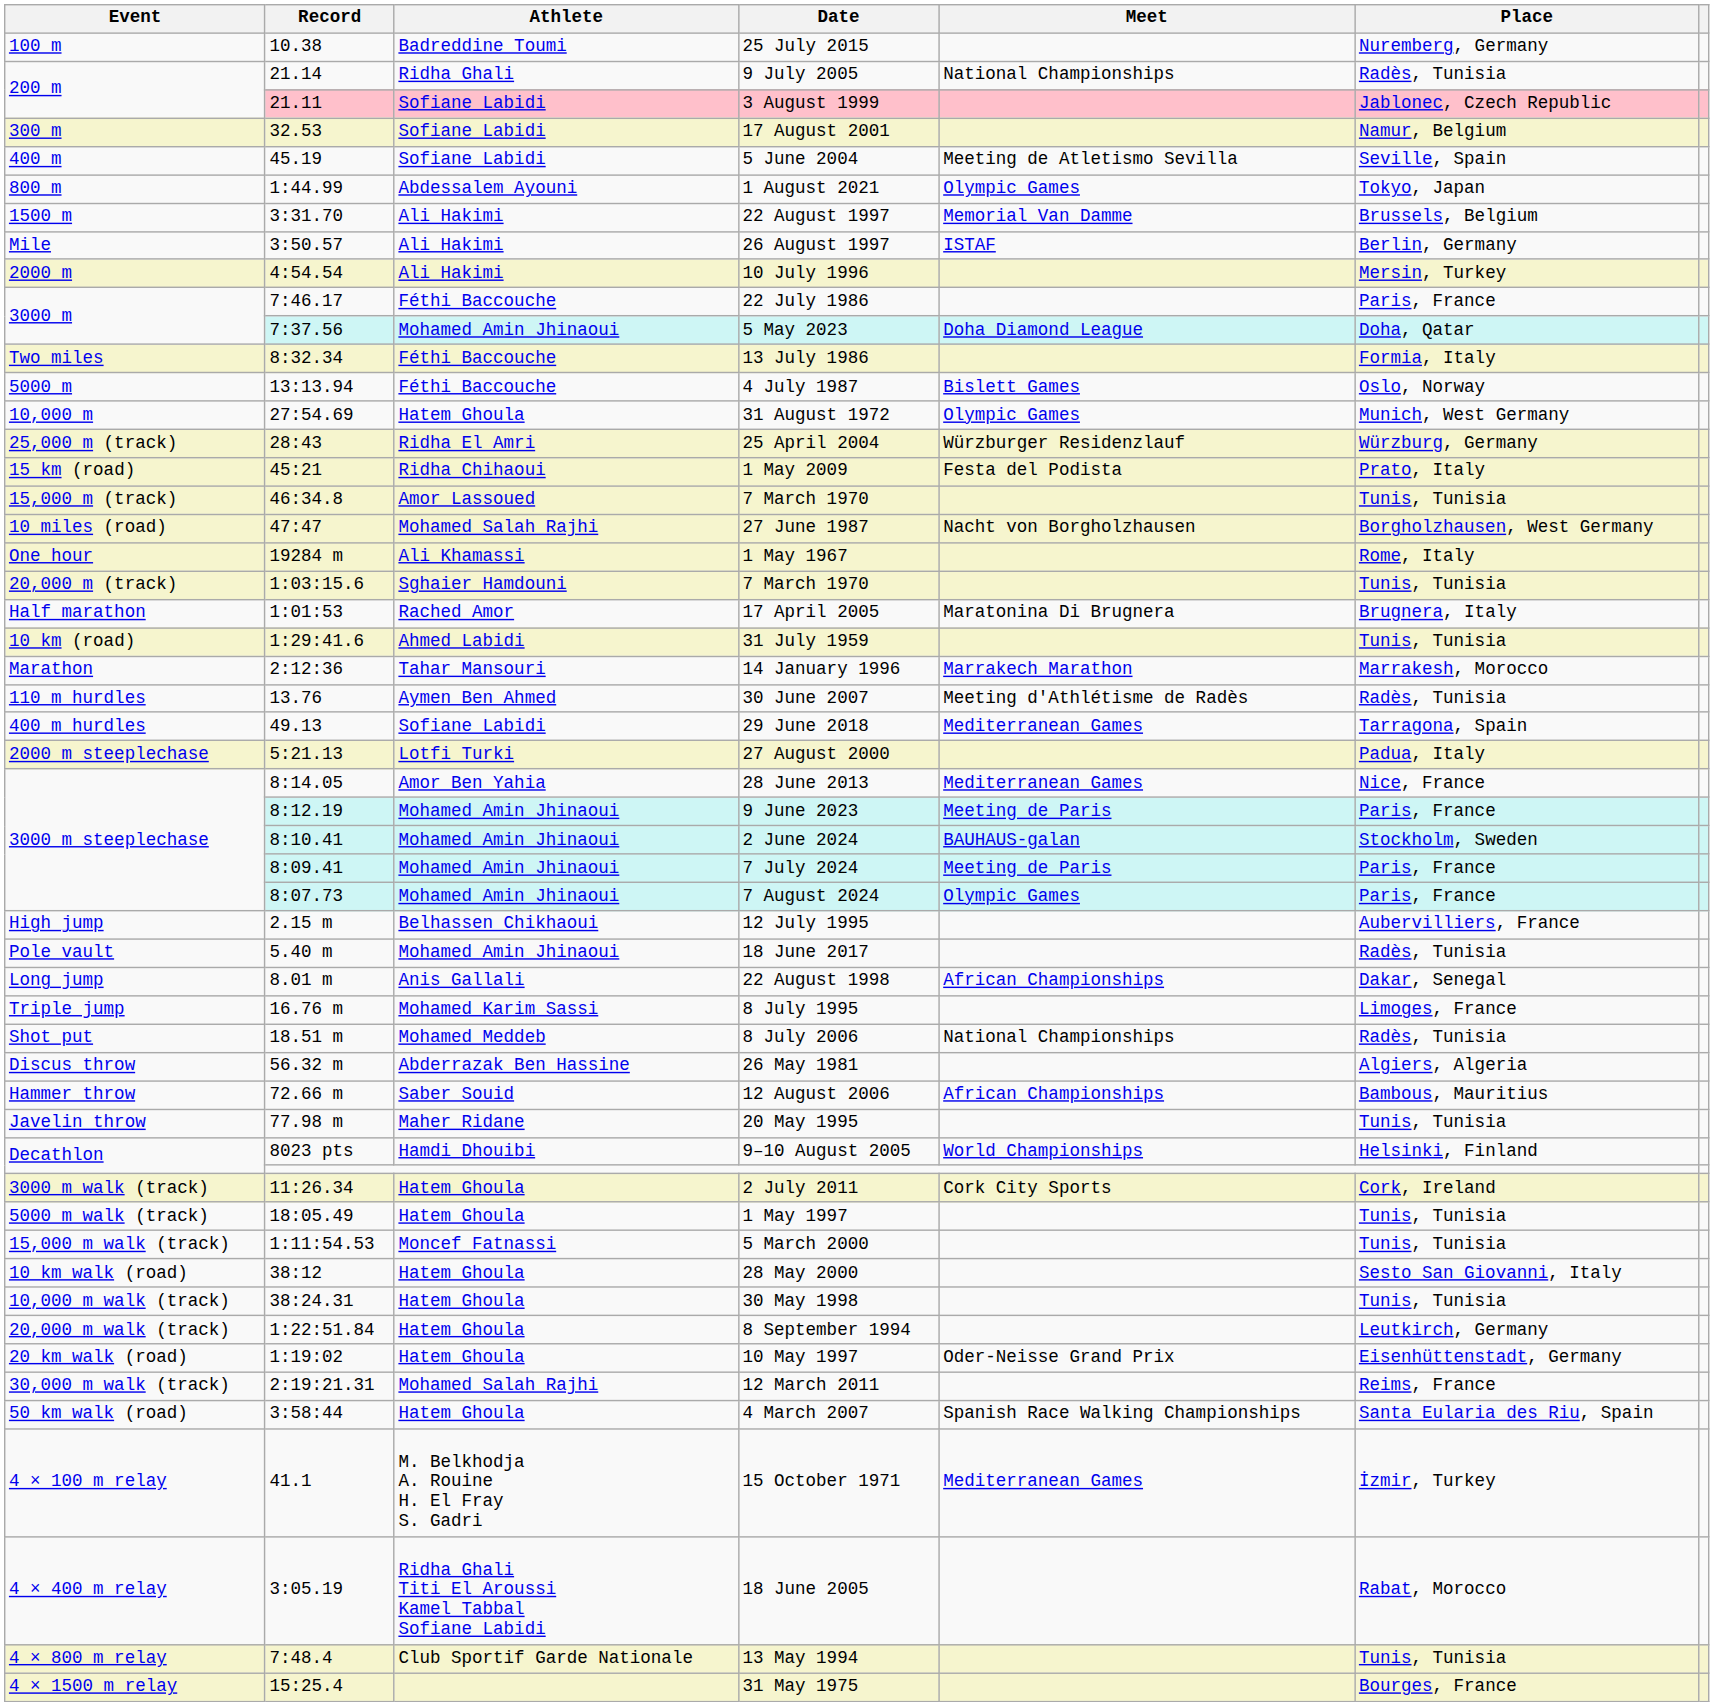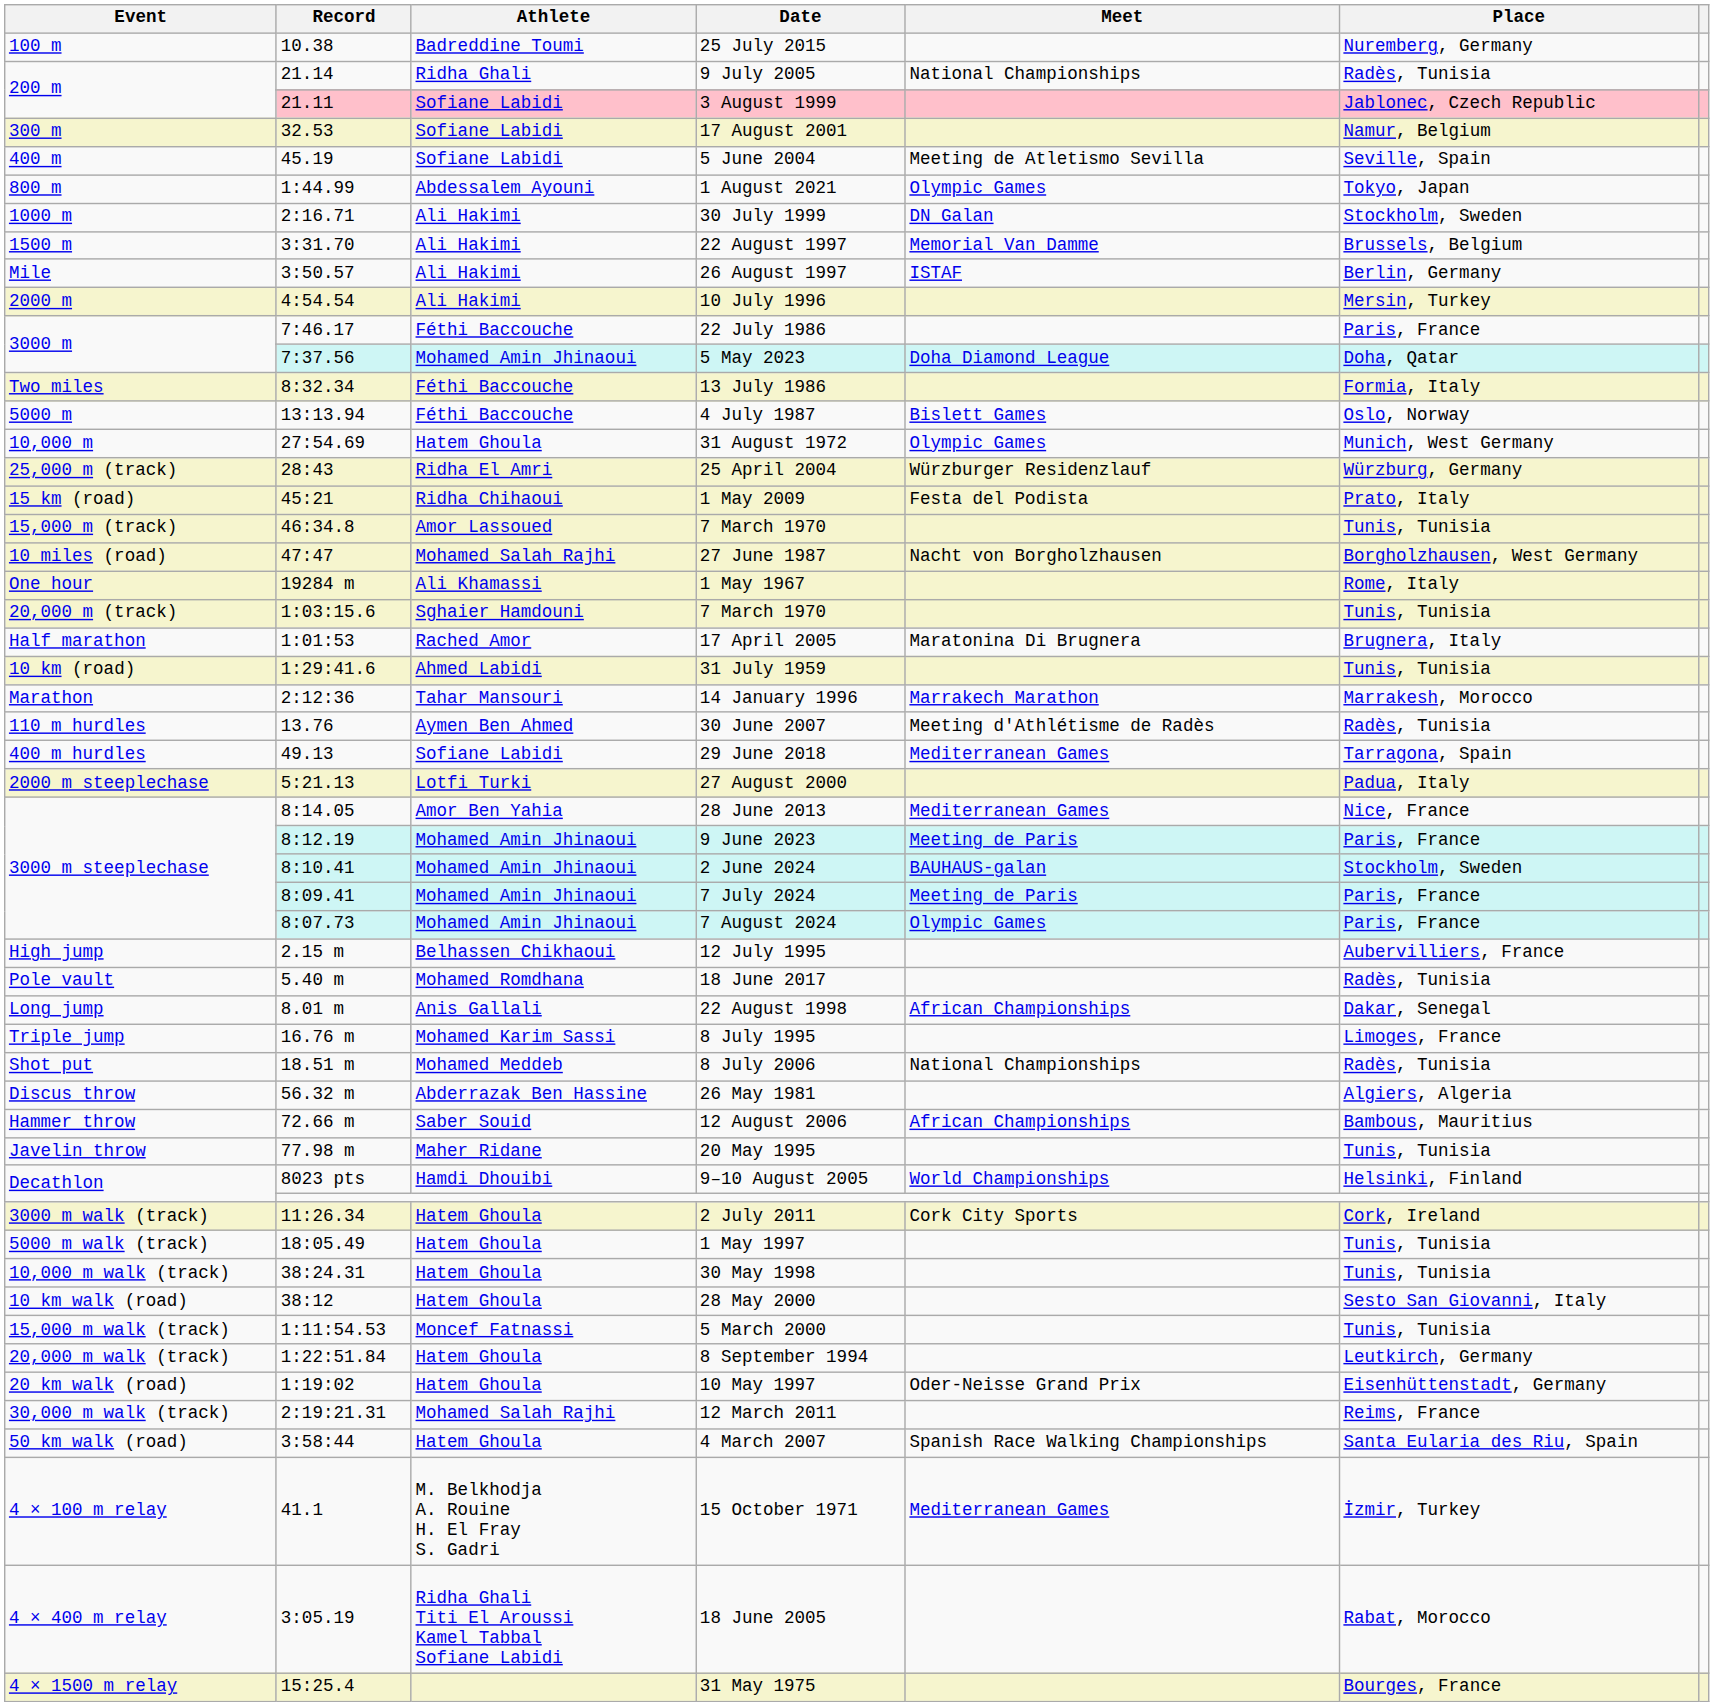+ row: (318, 217)
(509, 953) Mohamed Amin Jhinaoui -> (500, 982) Mohamed Romdhana
rows swapped: (311, 1302) <-> (322, 1245)
- row: (301, 1659)
